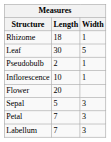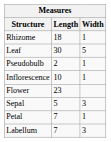(58, 90) 20 -> (58, 90) 23
(84, 117) 3 -> (84, 117) 1
